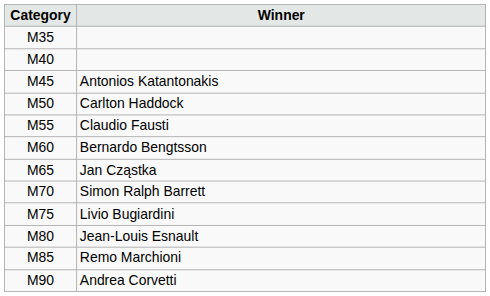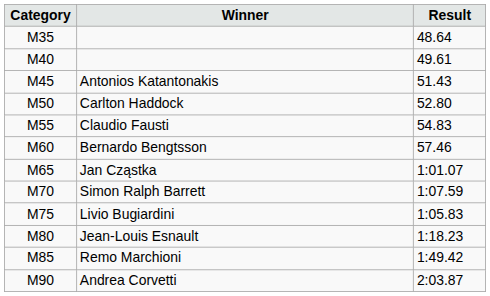+ column: (450, 15)
